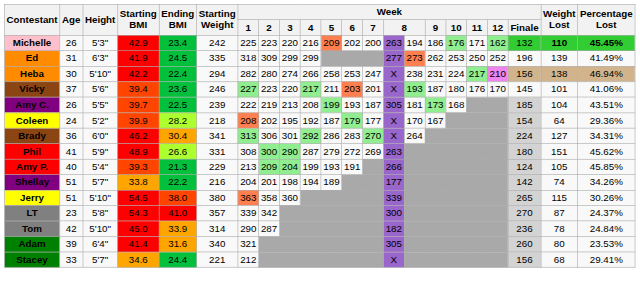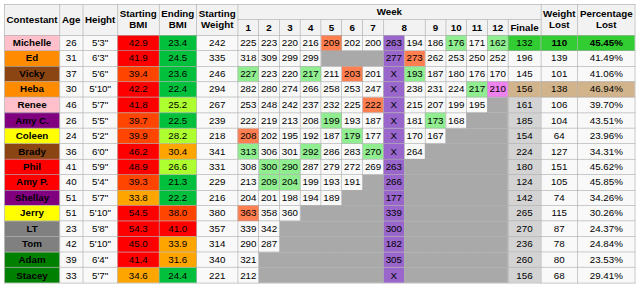rows swapped: (32, 89) <-> (32, 74)
+ row: (32, 105)
(394, 105) 305 -> (394, 120) X
(606, 120) 29.36% -> (606, 136) 23.96%
